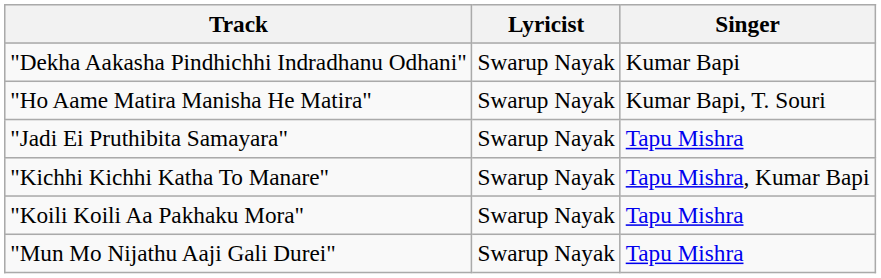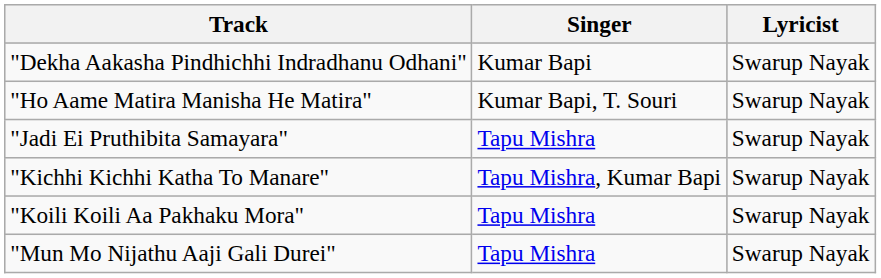columns swapped: (748, 23) <-> (546, 23)
